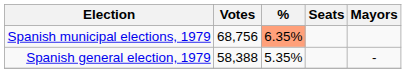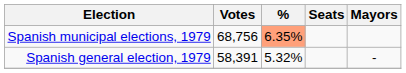(237, 57) 58,388 -> (237, 57) 58,391
(283, 57) 5.35% -> (283, 57) 5.32%
